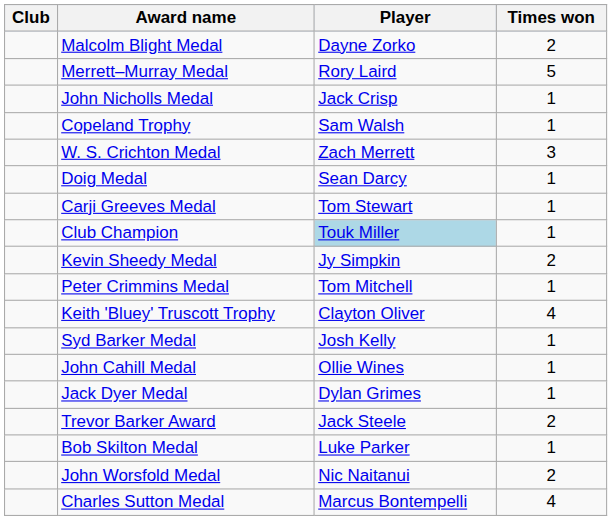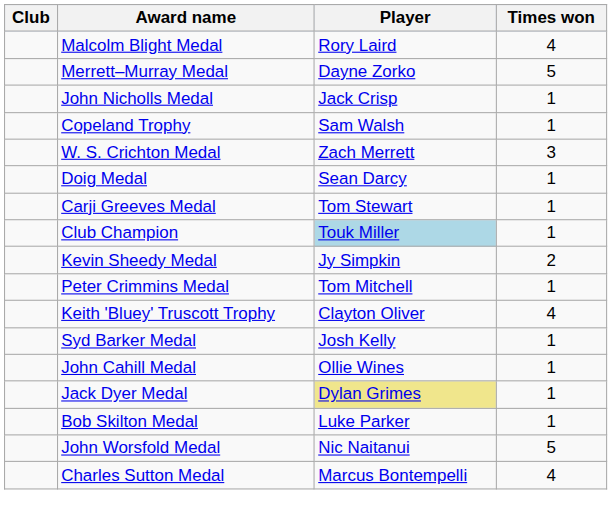(367, 44) Dayne Zorko -> (357, 44) Rory Laird
(551, 44) 2 -> (551, 44) 4
(357, 71) Rory Laird -> (367, 71) Dayne Zorko
(370, 394) no background -> (370, 394) khaki background
- row: (138, 421)
(551, 475) 2 -> (551, 448) 5
